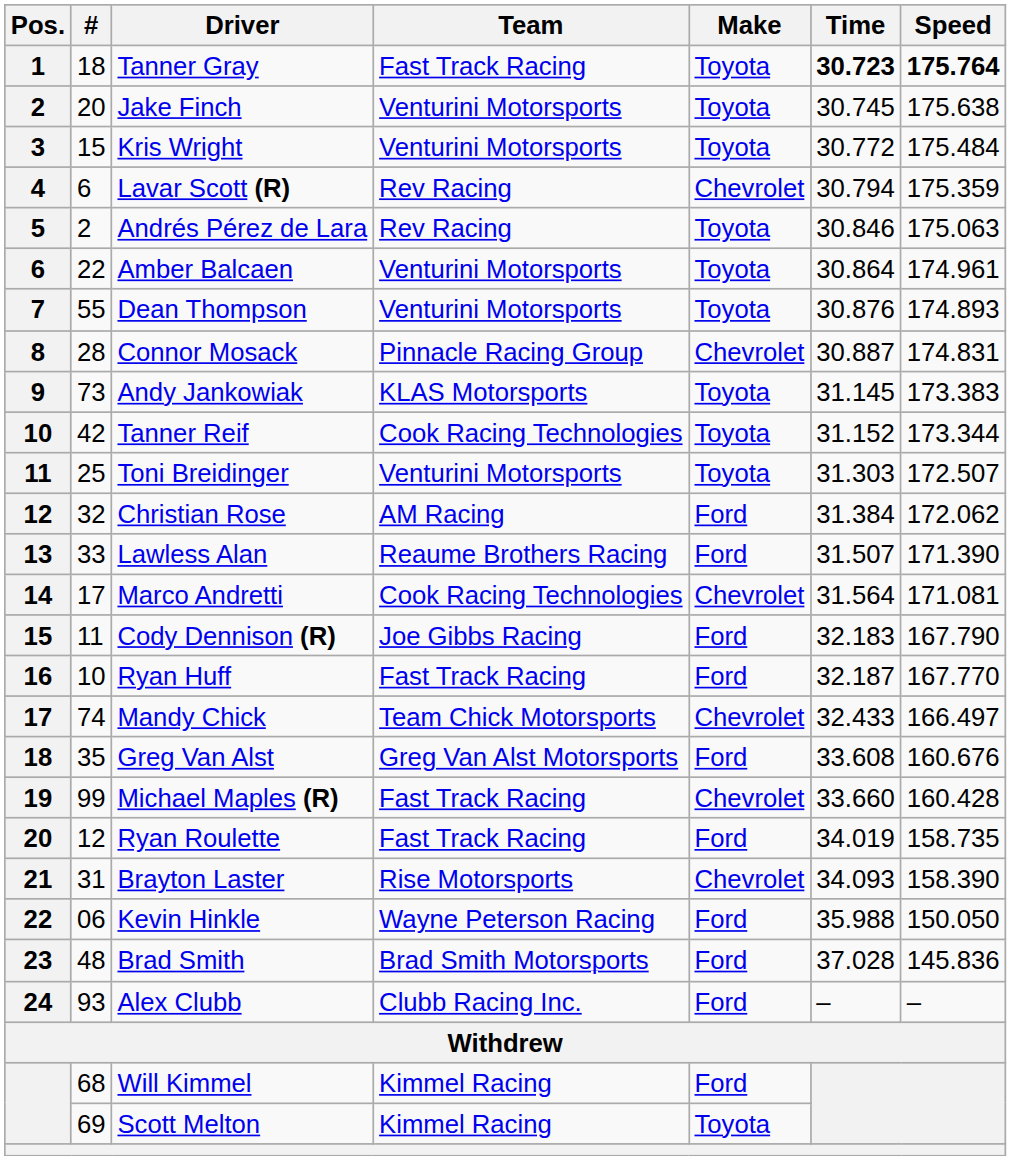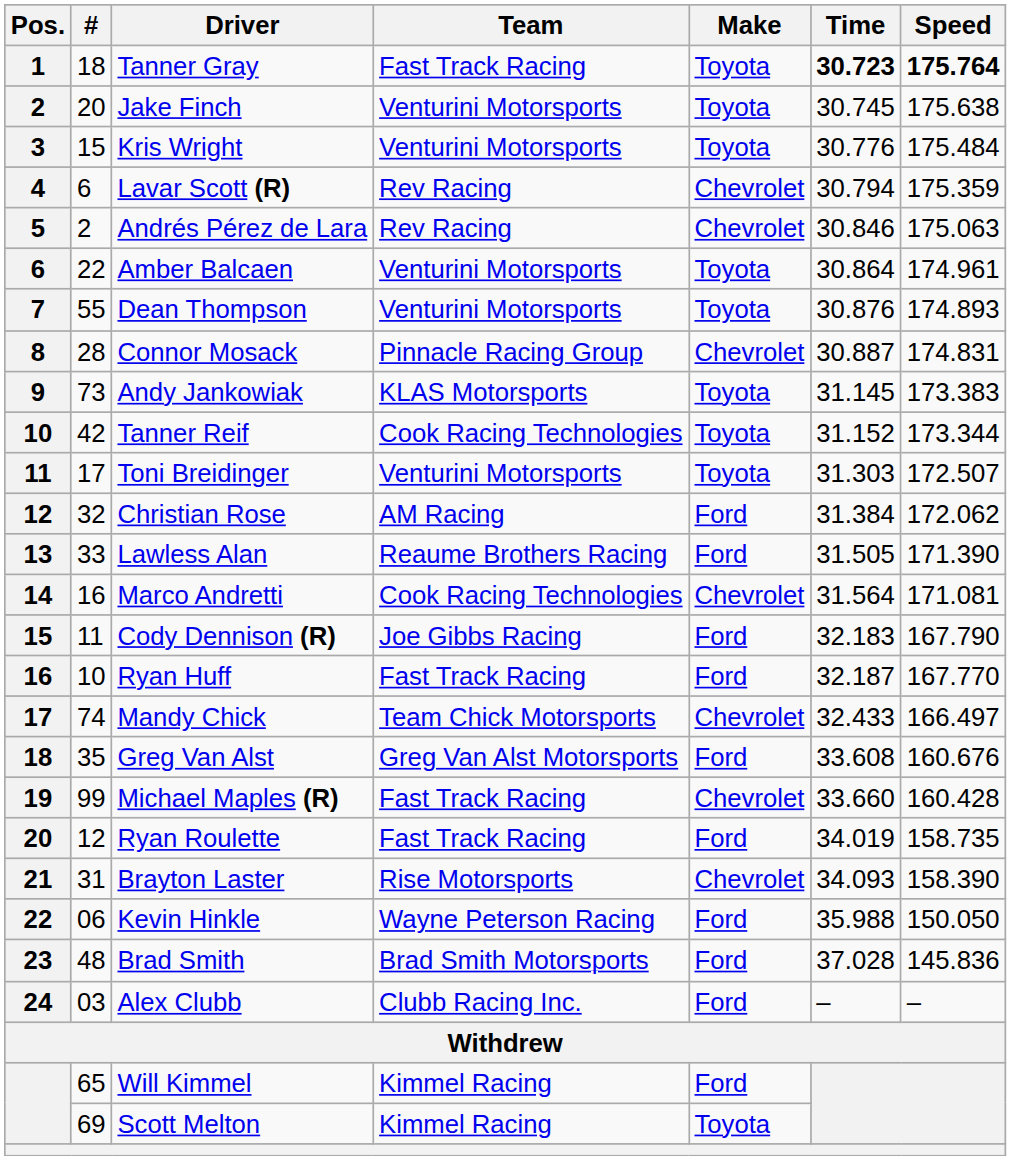(856, 147) 30.772 -> (856, 147) 30.776
(732, 229) Toyota -> (749, 229) Chevrolet
(91, 473) 25 -> (91, 473) 17
(856, 554) 31.507 -> (856, 554) 31.505
(91, 595) 17 -> (91, 595) 16
(91, 1001) 93 -> (91, 1001) 03
(91, 1083) 68 -> (91, 1083) 65
